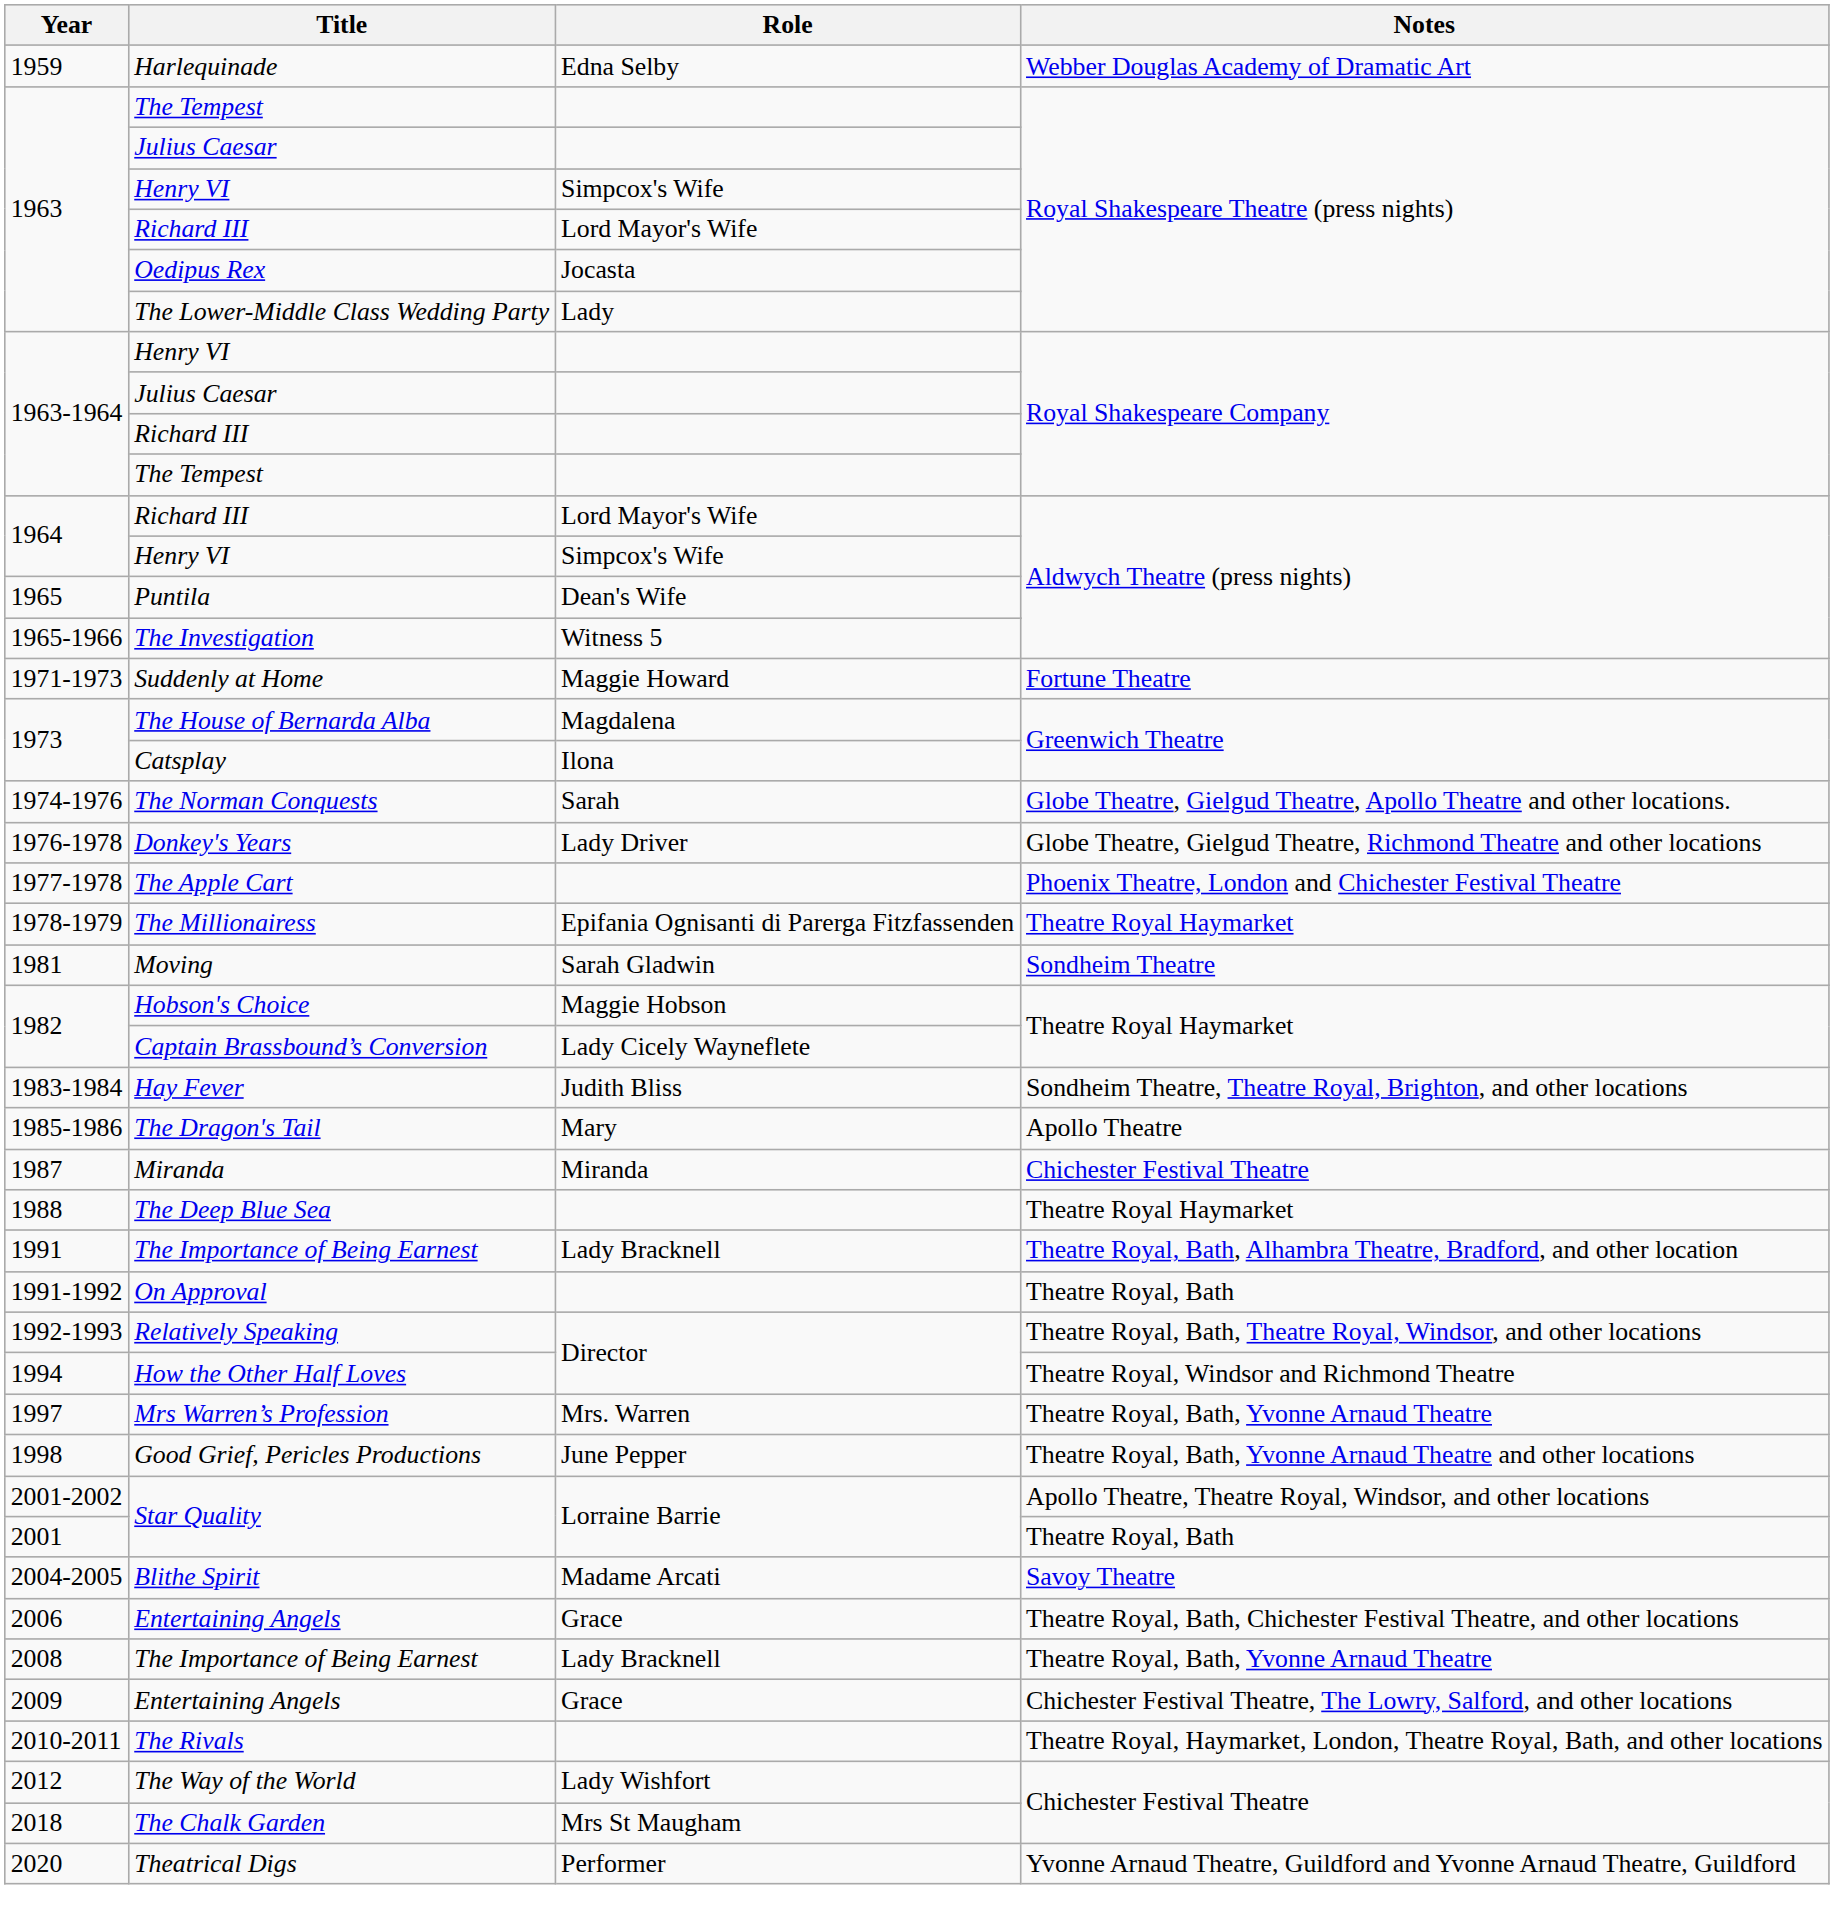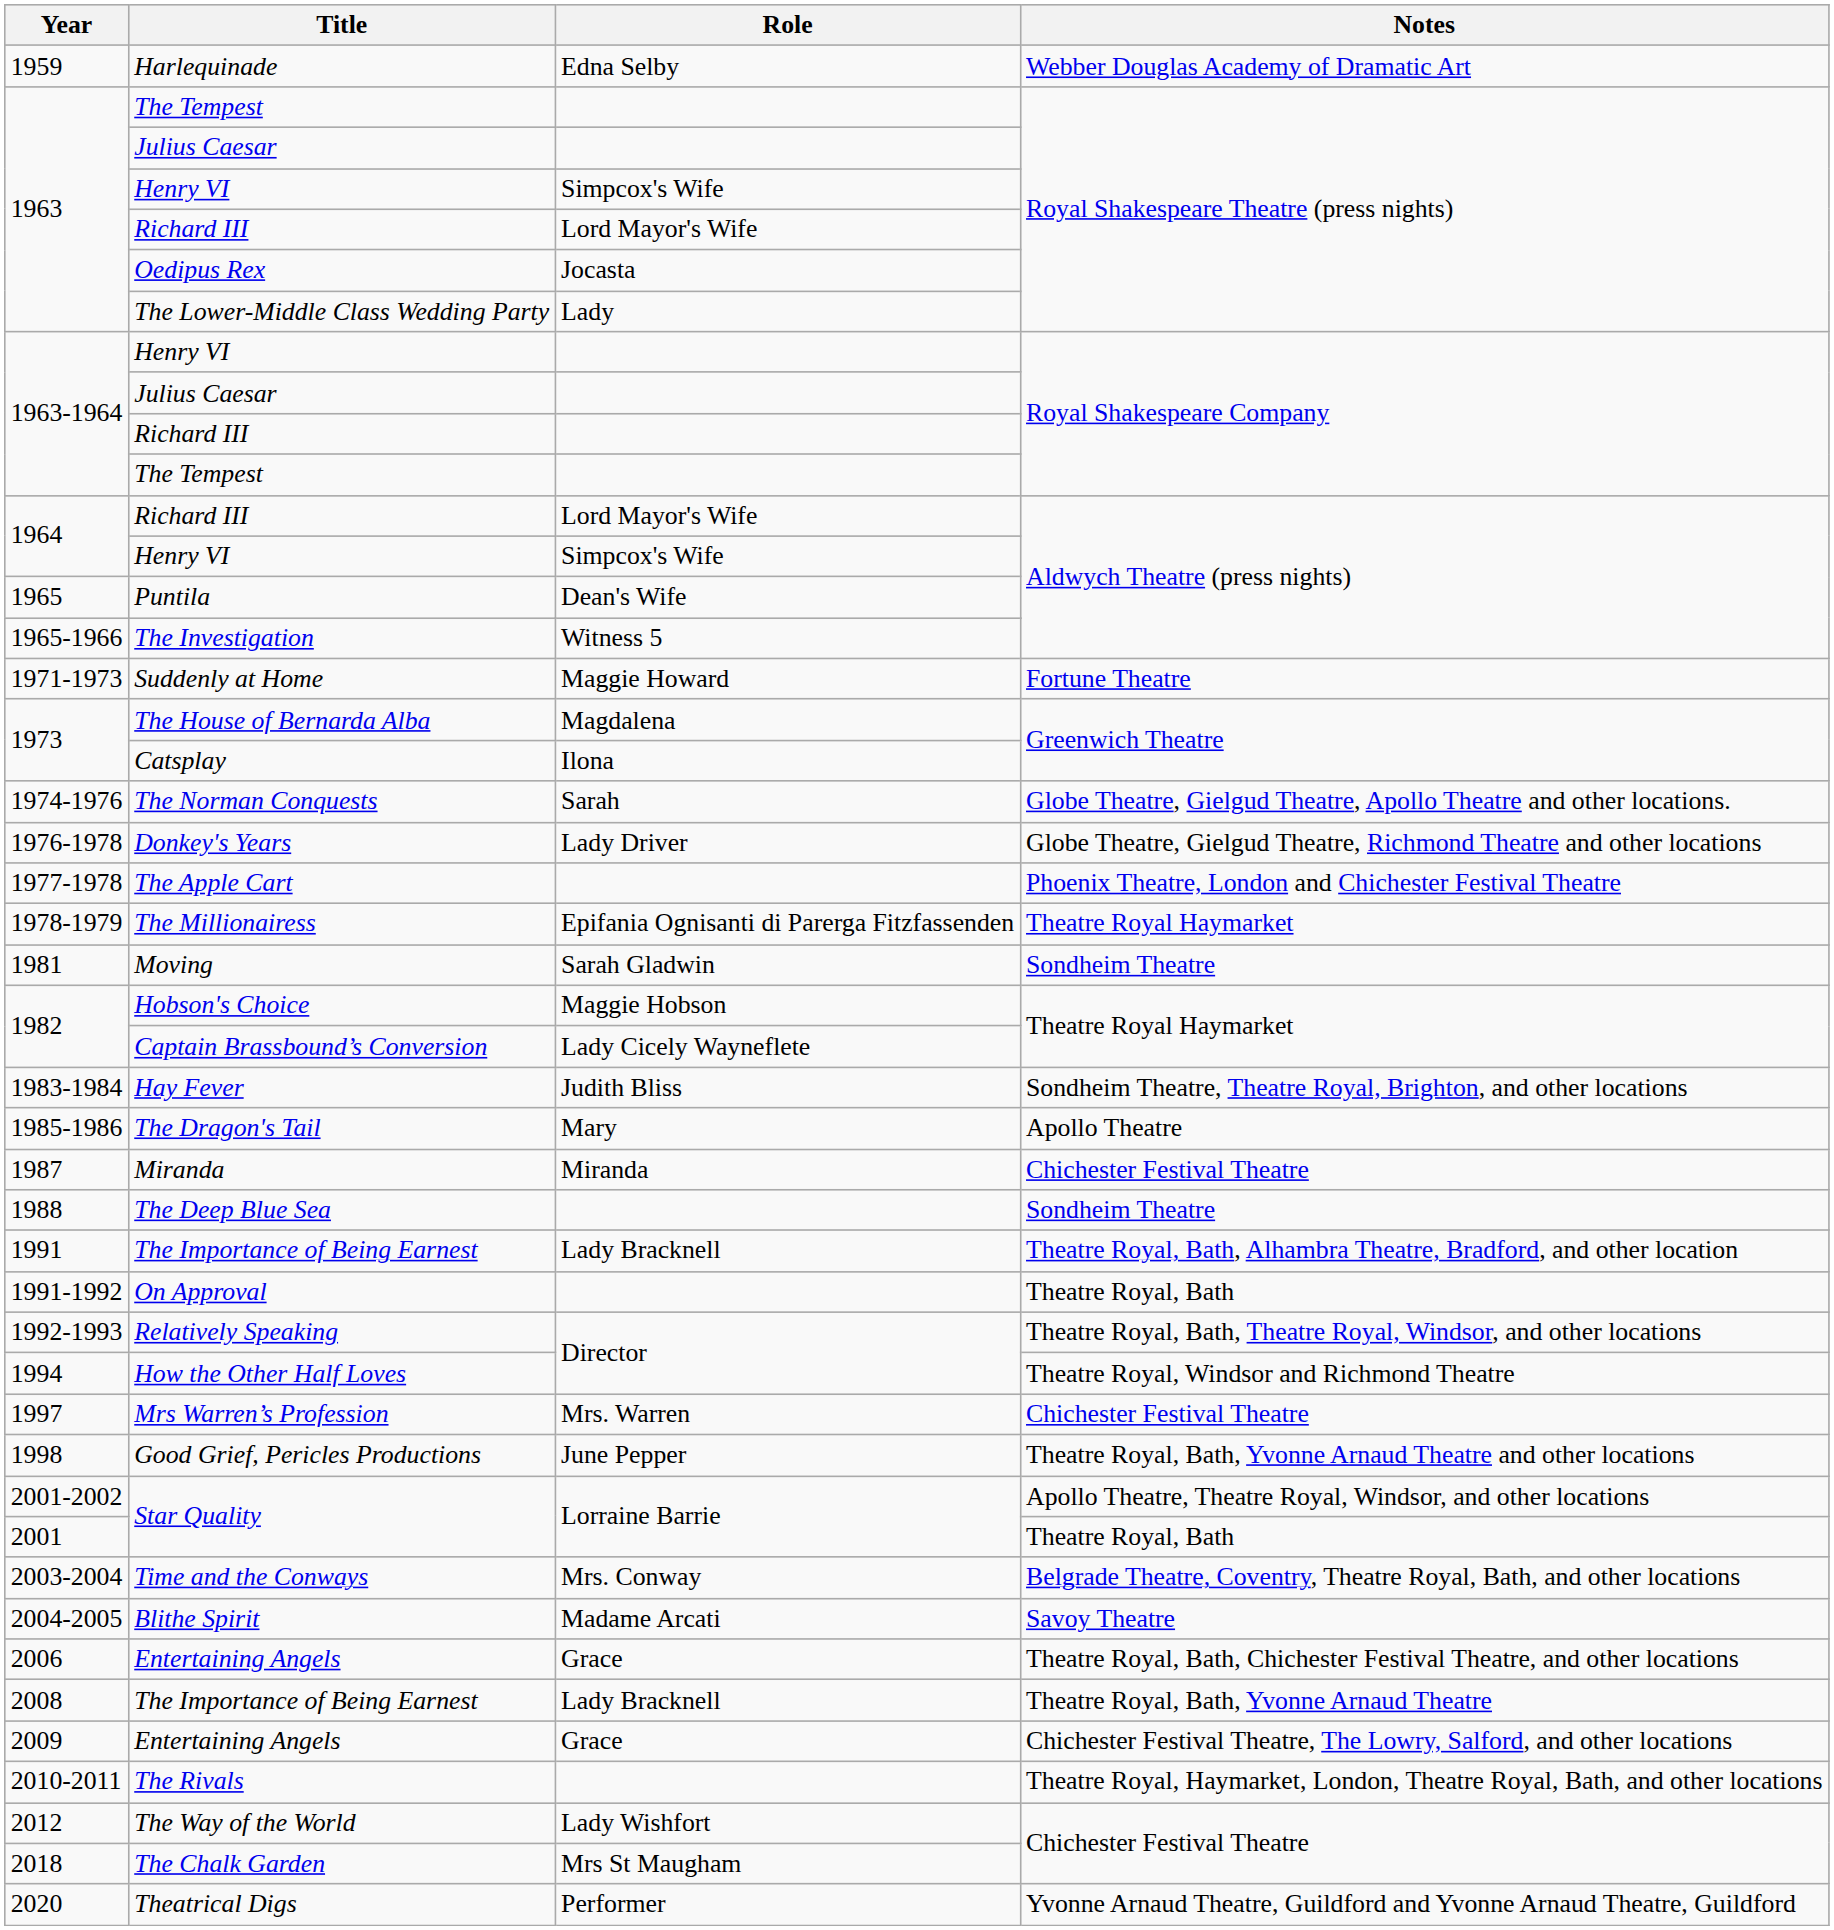(1160, 1209) Theatre Royal Haymarket -> (1121, 1209) Sondheim Theatre
(1259, 1413) Theatre Royal, Bath, Yvonne Arnaud Theatre -> (1167, 1413) Chichester Festival Theatre
+ row: (67, 1577)
